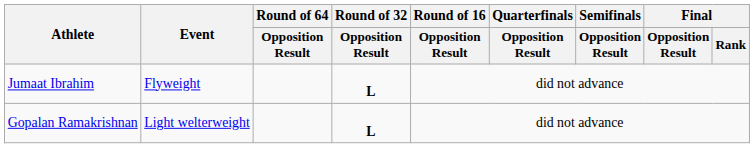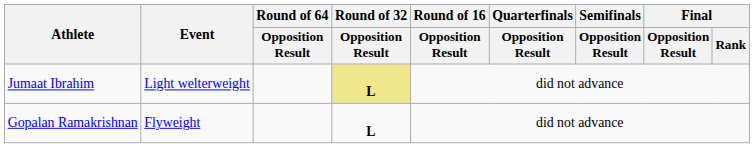(172, 84) Flyweight -> (197, 84) Light welterweight
(371, 92) no background -> (371, 92) khaki background
(197, 123) Light welterweight -> (172, 123) Flyweight
